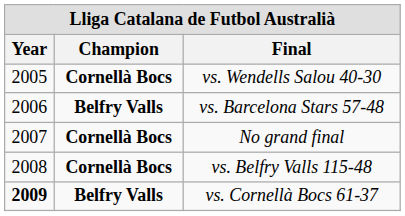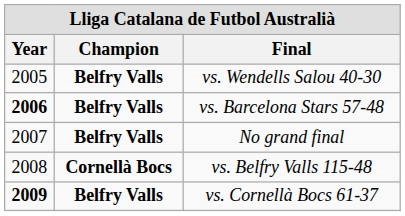(119, 78) Cornellà Bocs -> (119, 78) Belfry Valls
(29, 107) normal -> (29, 107) bold
(119, 137) Cornellà Bocs -> (119, 137) Belfry Valls
